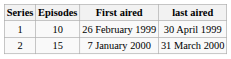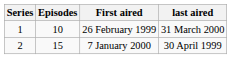(193, 29) 30 April 1999 -> (193, 29) 31 March 2000
(193, 45) 31 March 2000 -> (193, 45) 30 April 1999
